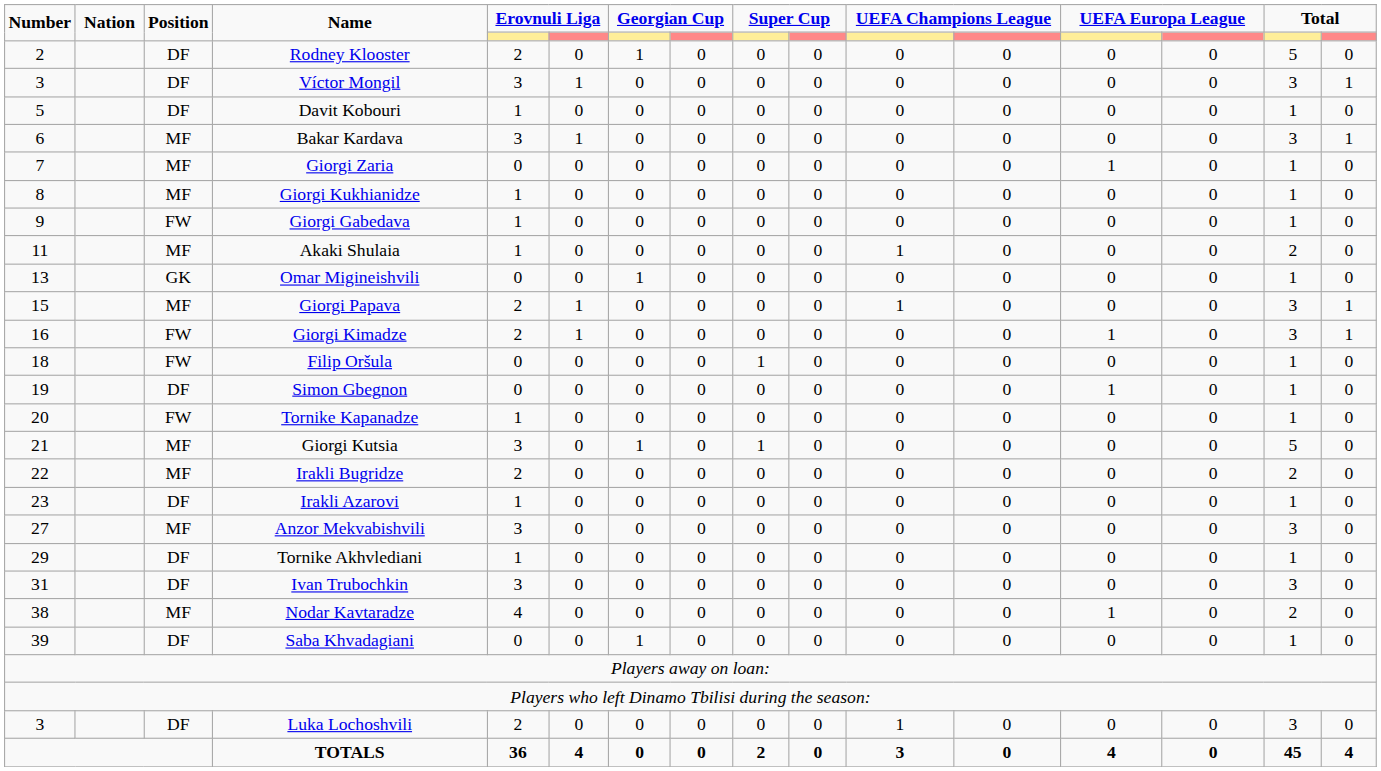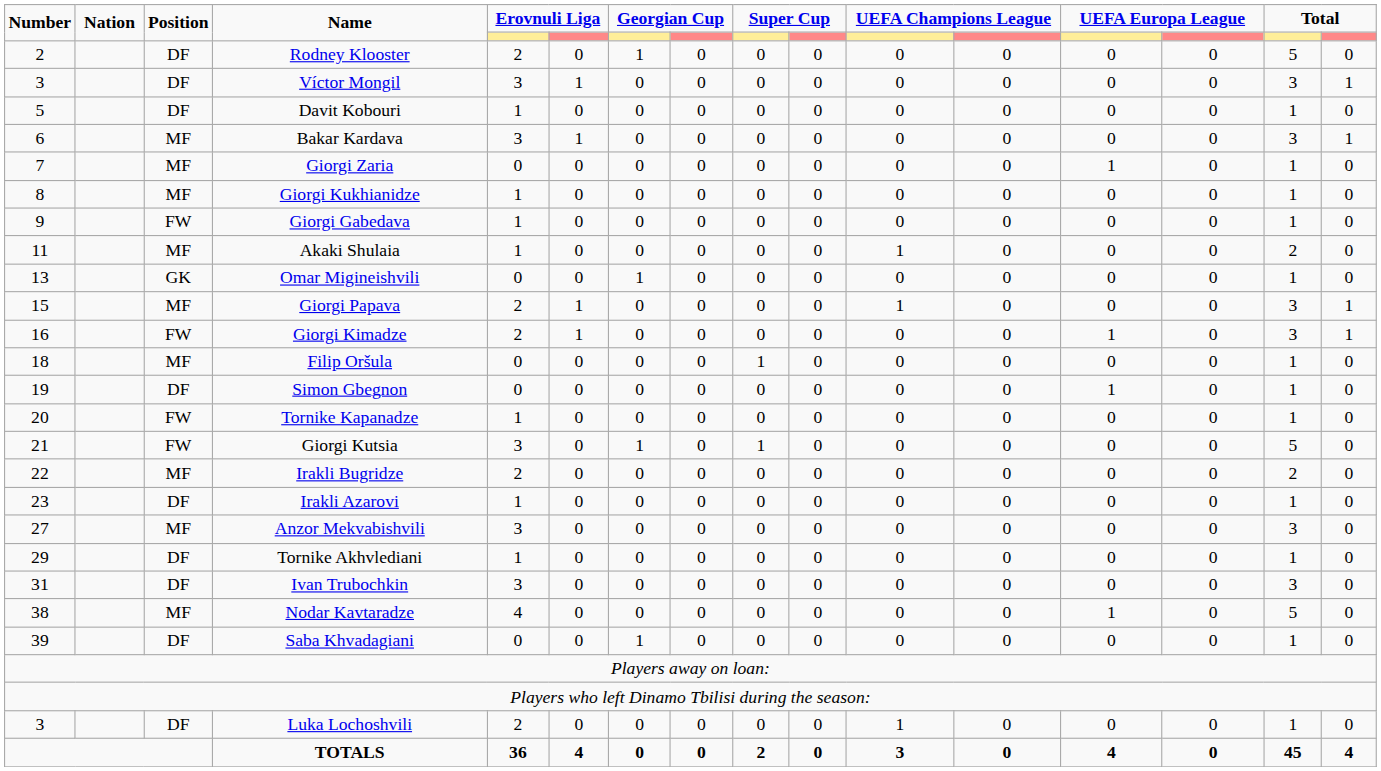(178, 361) FW -> (178, 361) MF
(178, 445) MF -> (178, 445) FW
(1293, 612) 2 -> (1293, 612) 5
(1293, 724) 3 -> (1293, 724) 1
